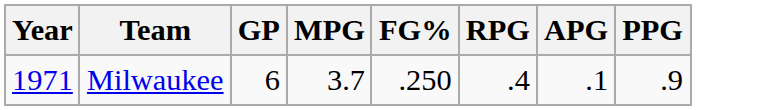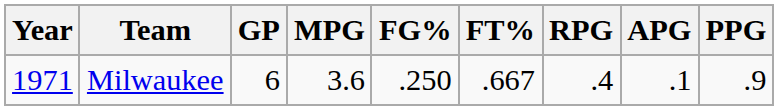+ column: (500, 29)
(346, 79) 3.7 -> (346, 79) 3.6
